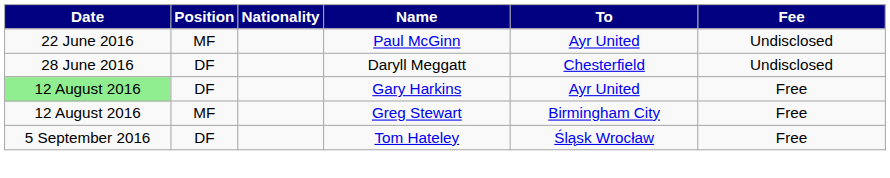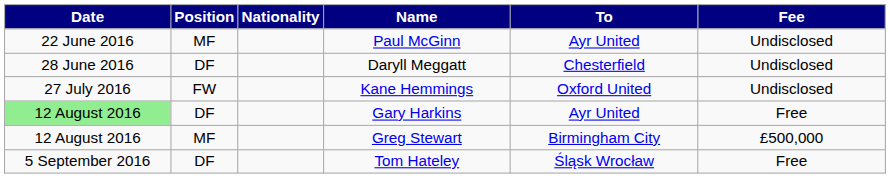+ row: (417, 89)
(792, 113) Free -> (792, 138) £500,000
